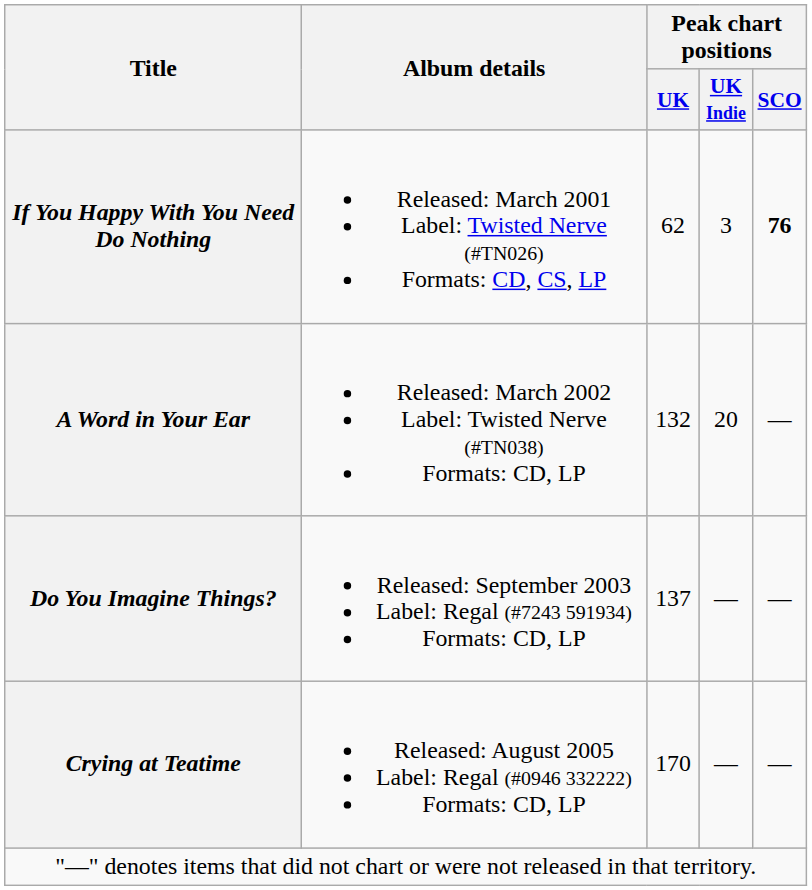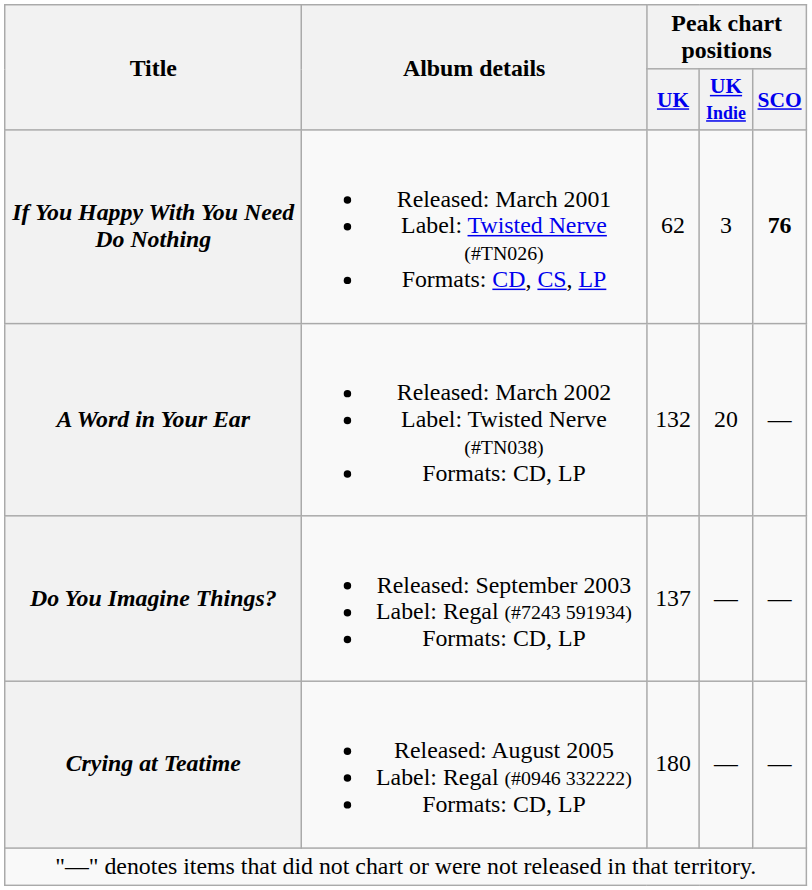(673, 764) 170 -> (673, 764) 180
